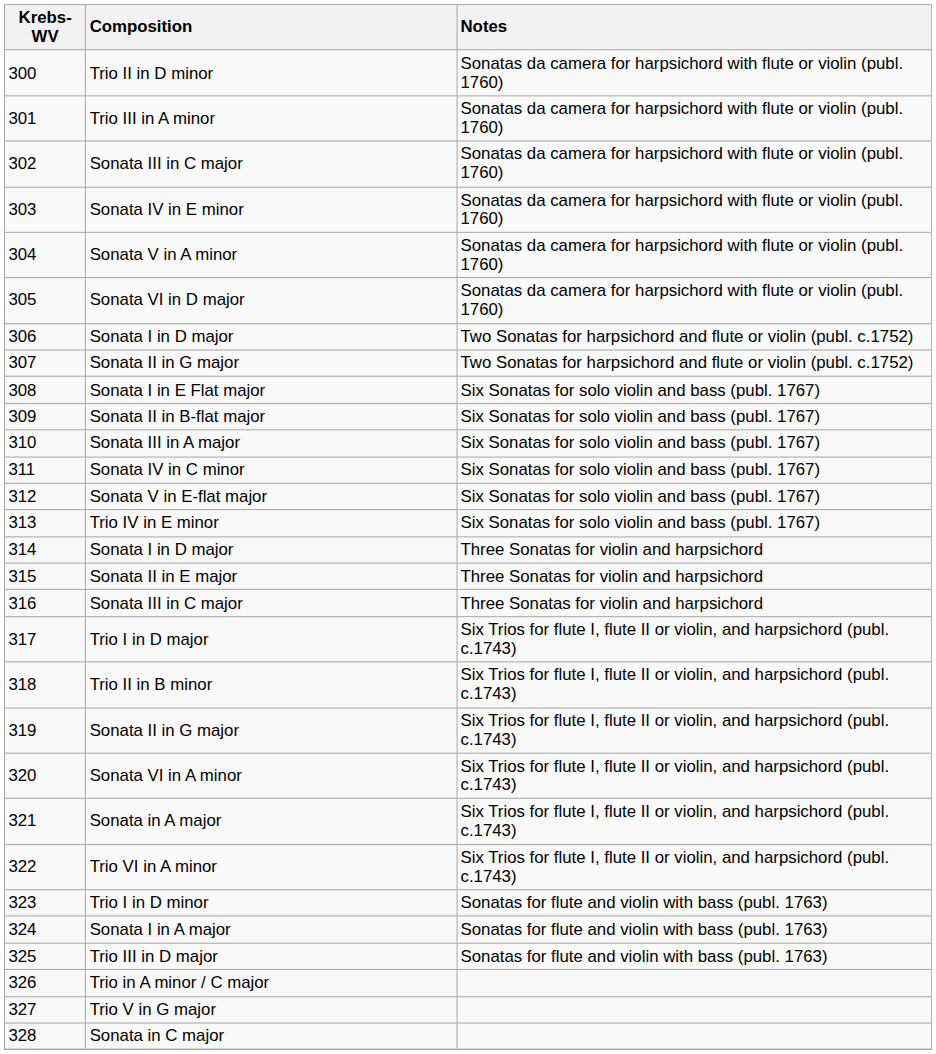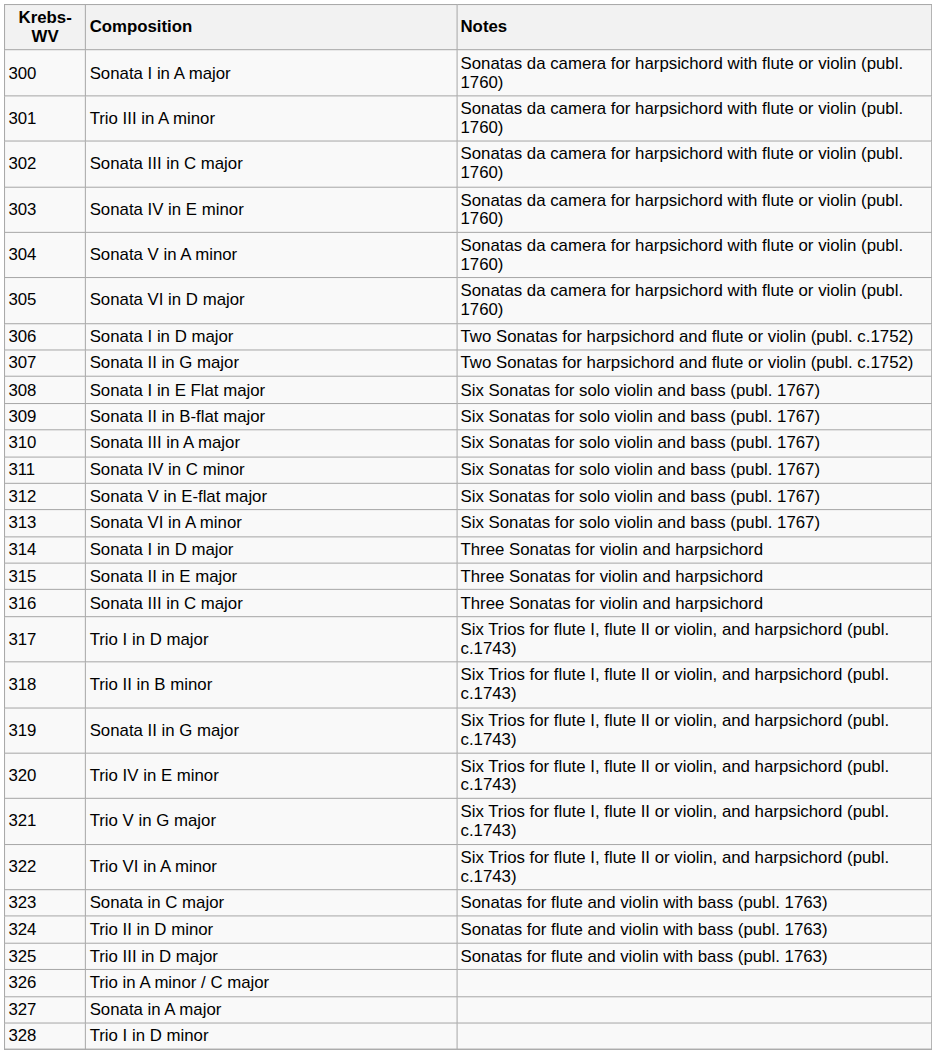(151, 72) Trio II in D minor -> (160, 72) Sonata I in A major
(154, 523) Trio IV in E minor -> (166, 523) Sonata VI in A minor
(166, 775) Sonata VI in A minor -> (154, 775) Trio IV in E minor
(155, 821) Sonata in A major -> (153, 821) Trio V in G major
(149, 902) Trio I in D minor -> (157, 902) Sonata in C major
(160, 929) Sonata I in A major -> (151, 929) Trio II in D minor
(153, 1009) Trio V in G major -> (155, 1009) Sonata in A major
(157, 1036) Sonata in C major -> (149, 1036) Trio I in D minor
